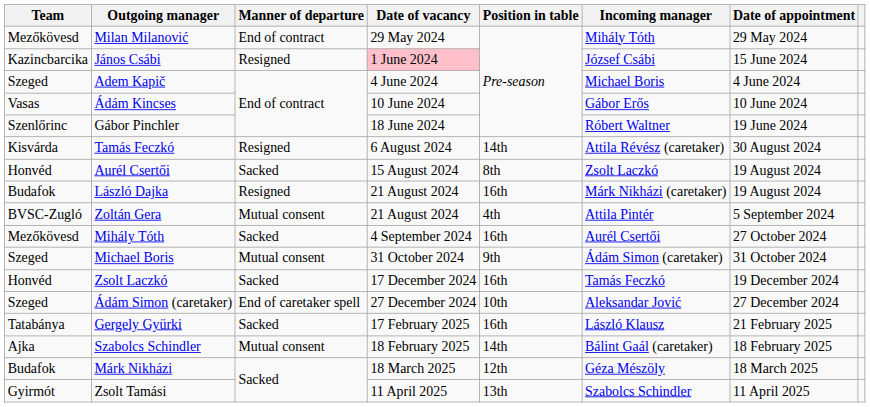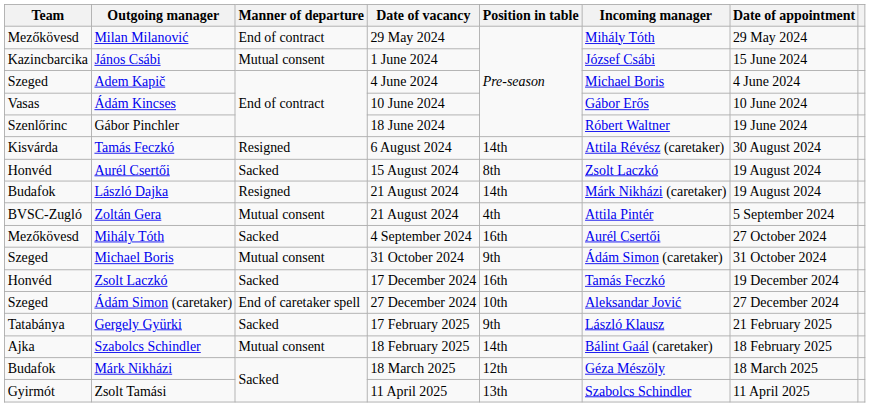(264, 59) Resigned -> (282, 59) Mutual consent
(404, 59) pink background -> (404, 59) no background
(495, 192) 16th -> (495, 192) 14th
(495, 324) 16th -> (492, 324) 9th
